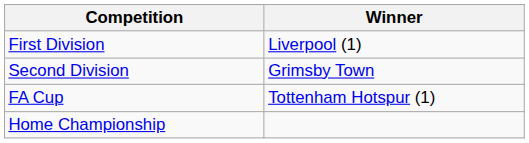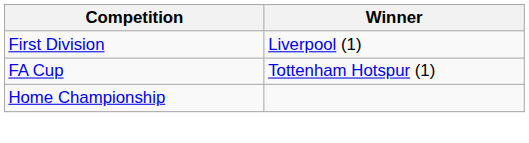- row: (69, 71)
